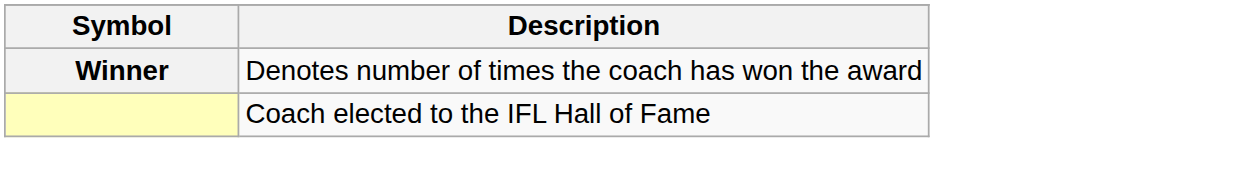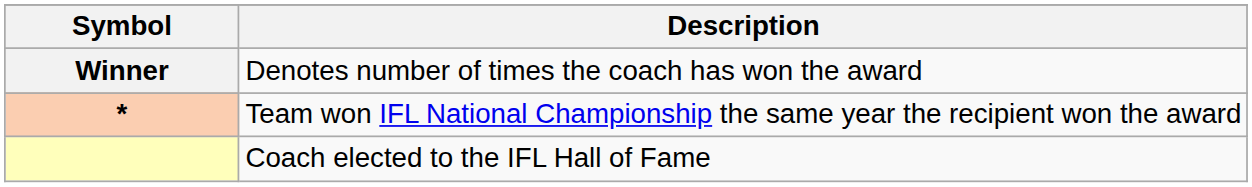+ row: (122, 114)
